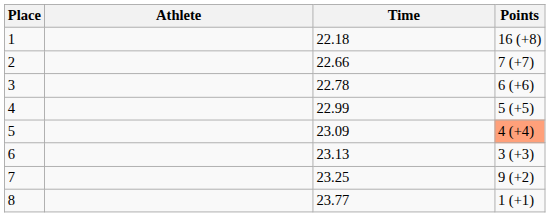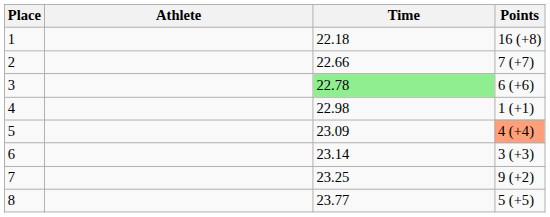(333, 85) no background -> (333, 85) lightgreen background
(333, 108) 22.99 -> (333, 108) 22.98
(516, 108) 5 (+5) -> (516, 108) 1 (+1)
(333, 154) 23.13 -> (333, 154) 23.14
(516, 200) 1 (+1) -> (516, 200) 5 (+5)
